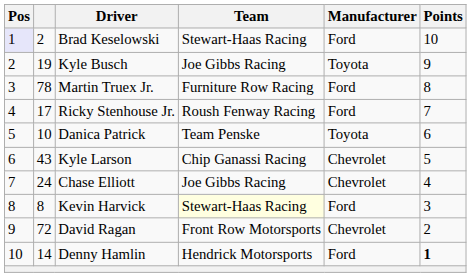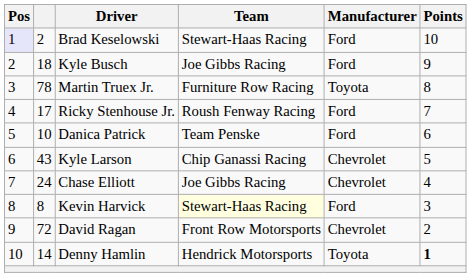(44, 63) 19 -> (44, 63) 18
(348, 63) Toyota -> (342, 63) Ford
(342, 87) Ford -> (348, 87) Toyota
(348, 134) Toyota -> (342, 134) Ford
(342, 253) Ford -> (348, 253) Toyota
